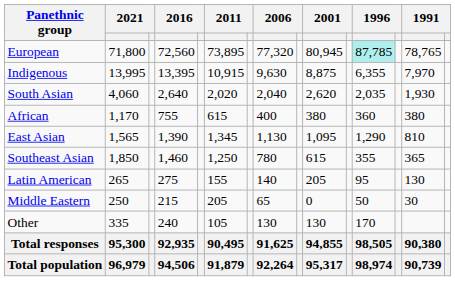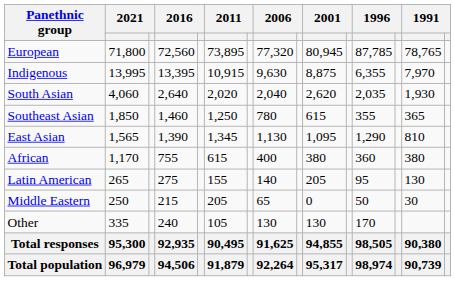(374, 51) paleturquoise background -> (374, 51) no background
rows swapped: (51, 158) <-> (28, 115)
